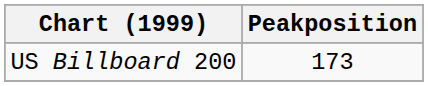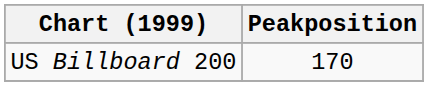(332, 62) 173 -> (332, 62) 170
